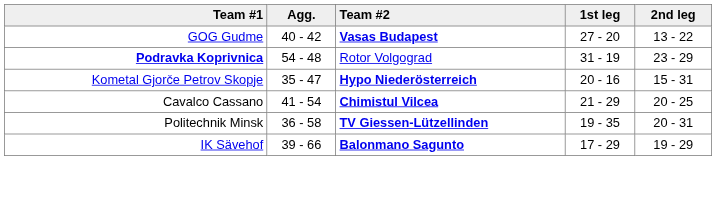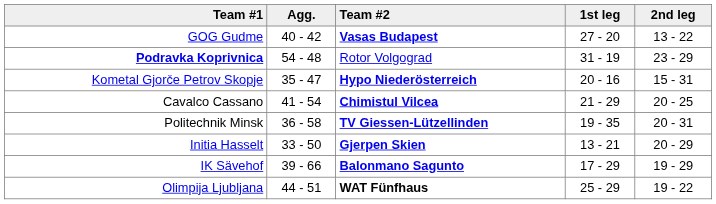+ row: (227, 144)
+ row: (213, 188)
